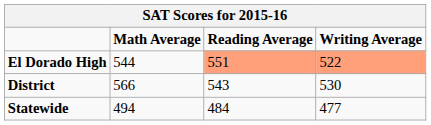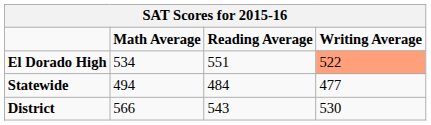(124, 62) 544 -> (124, 62) 534
(218, 62) lightsalmon background -> (218, 62) no background
rows swapped: (31, 85) <-> (38, 108)
